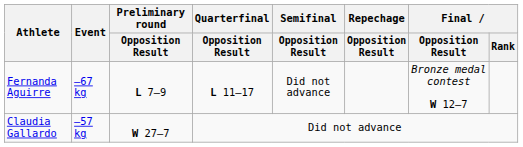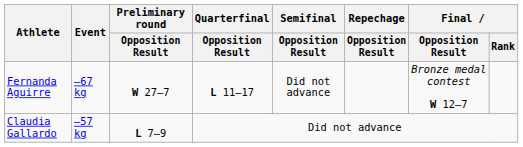(151, 93) L 7–9 -> (151, 93) W 27–7
(151, 134) W 27–7 -> (151, 134) L 7–9
